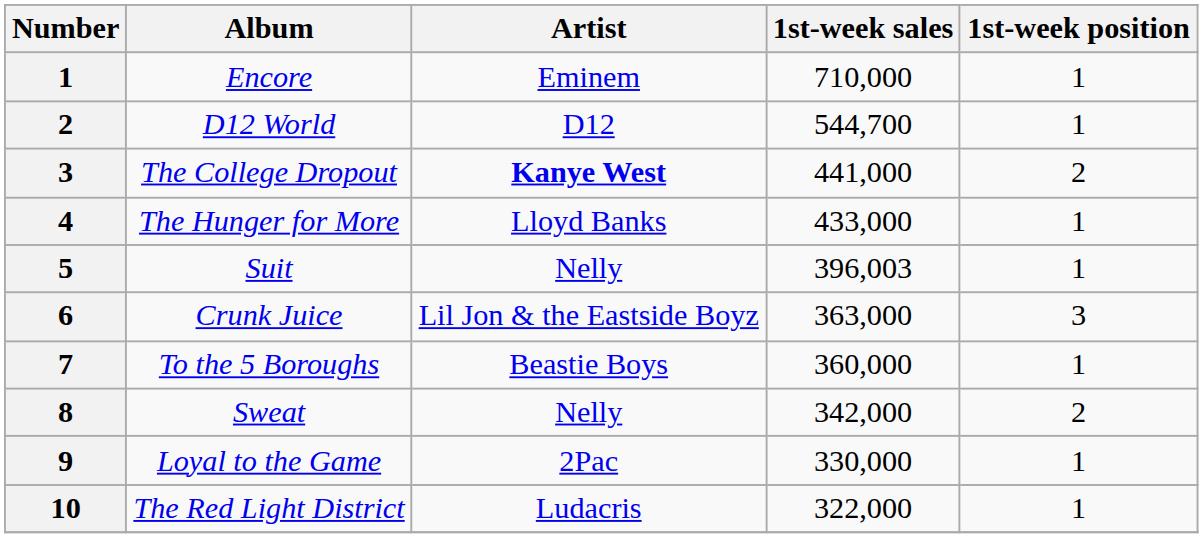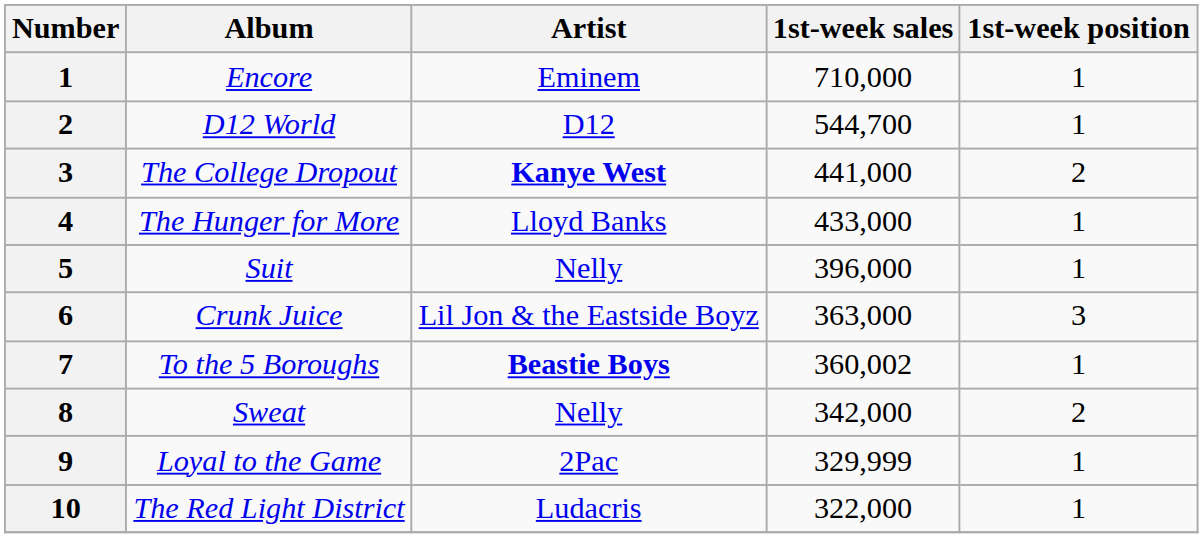(863, 268) 396,003 -> (863, 268) 396,000
(589, 364) normal -> (589, 364) bold
(863, 364) 360,000 -> (863, 364) 360,002
(863, 460) 330,000 -> (863, 460) 329,999
